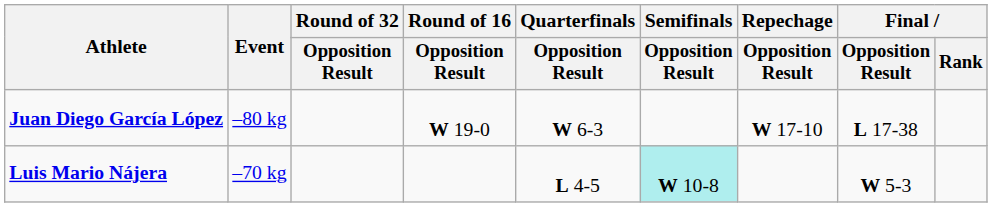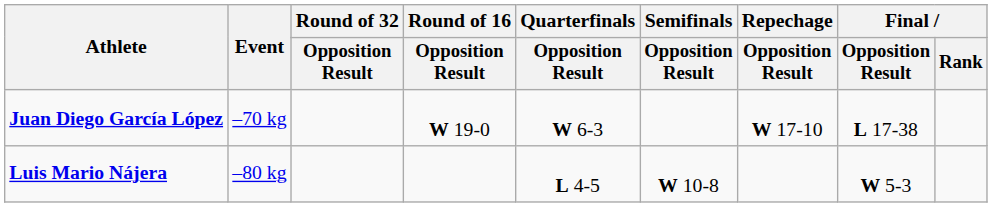(259, 118) –80 kg -> (259, 118) –70 kg
(259, 173) –70 kg -> (259, 173) –80 kg
(688, 185) paleturquoise background -> (688, 185) no background
